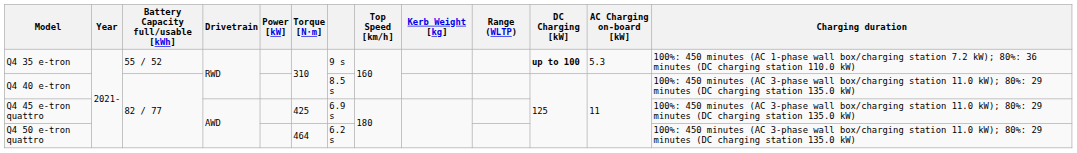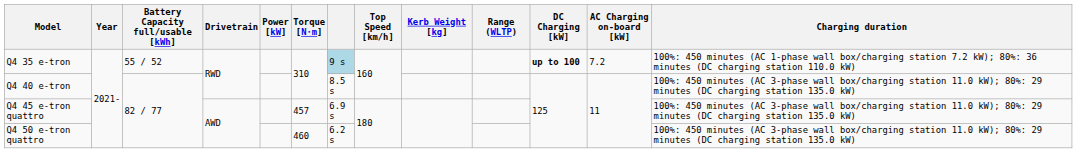(337, 62) no background -> (337, 62) lightblue background
(597, 62) 5.3 -> (597, 62) 7.2
(301, 111) 425 -> (301, 111) 457
(301, 135) 464 -> (301, 135) 460
